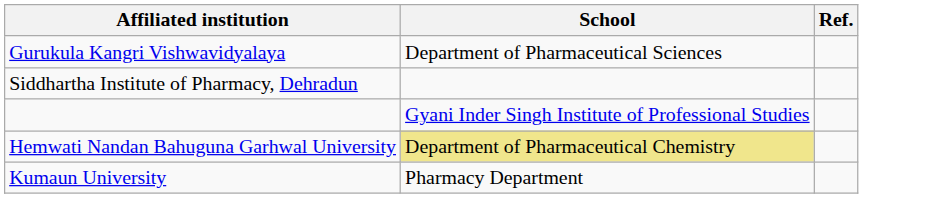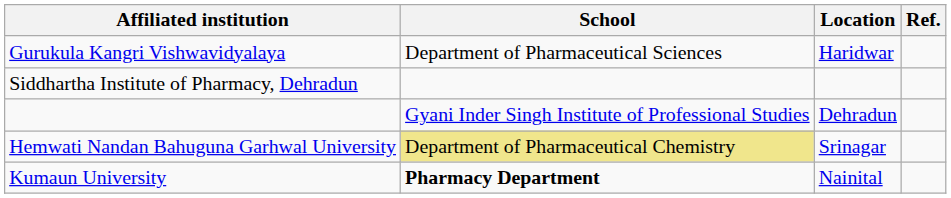+ column: (858, 20)
(494, 177) normal -> (502, 177) bold
